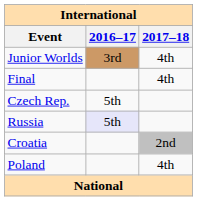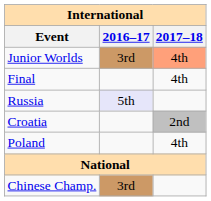(166, 57) no background -> (179, 57) lightsalmon background
- row: (38, 100)
+ row: (52, 185)
